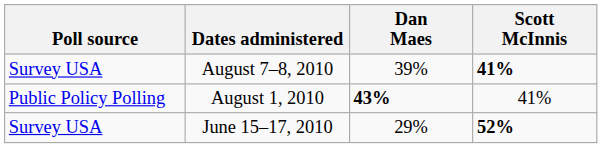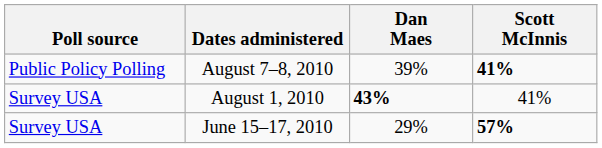(56, 68) Survey USA -> (87, 68) Public Policy Polling
(87, 98) Public Policy Polling -> (56, 98) Survey USA
(495, 127) 52% -> (495, 127) 57%
